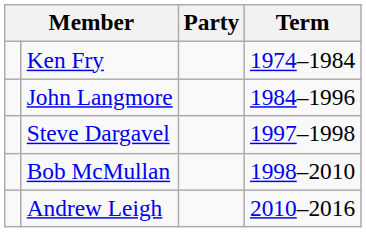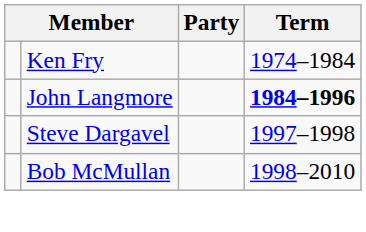(303, 97) normal -> (303, 97) bold
- row: (95, 208)
